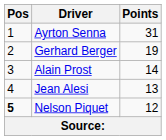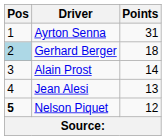(10, 51) no background -> (10, 51) lightblue background
(152, 51) 19 -> (152, 51) 18
